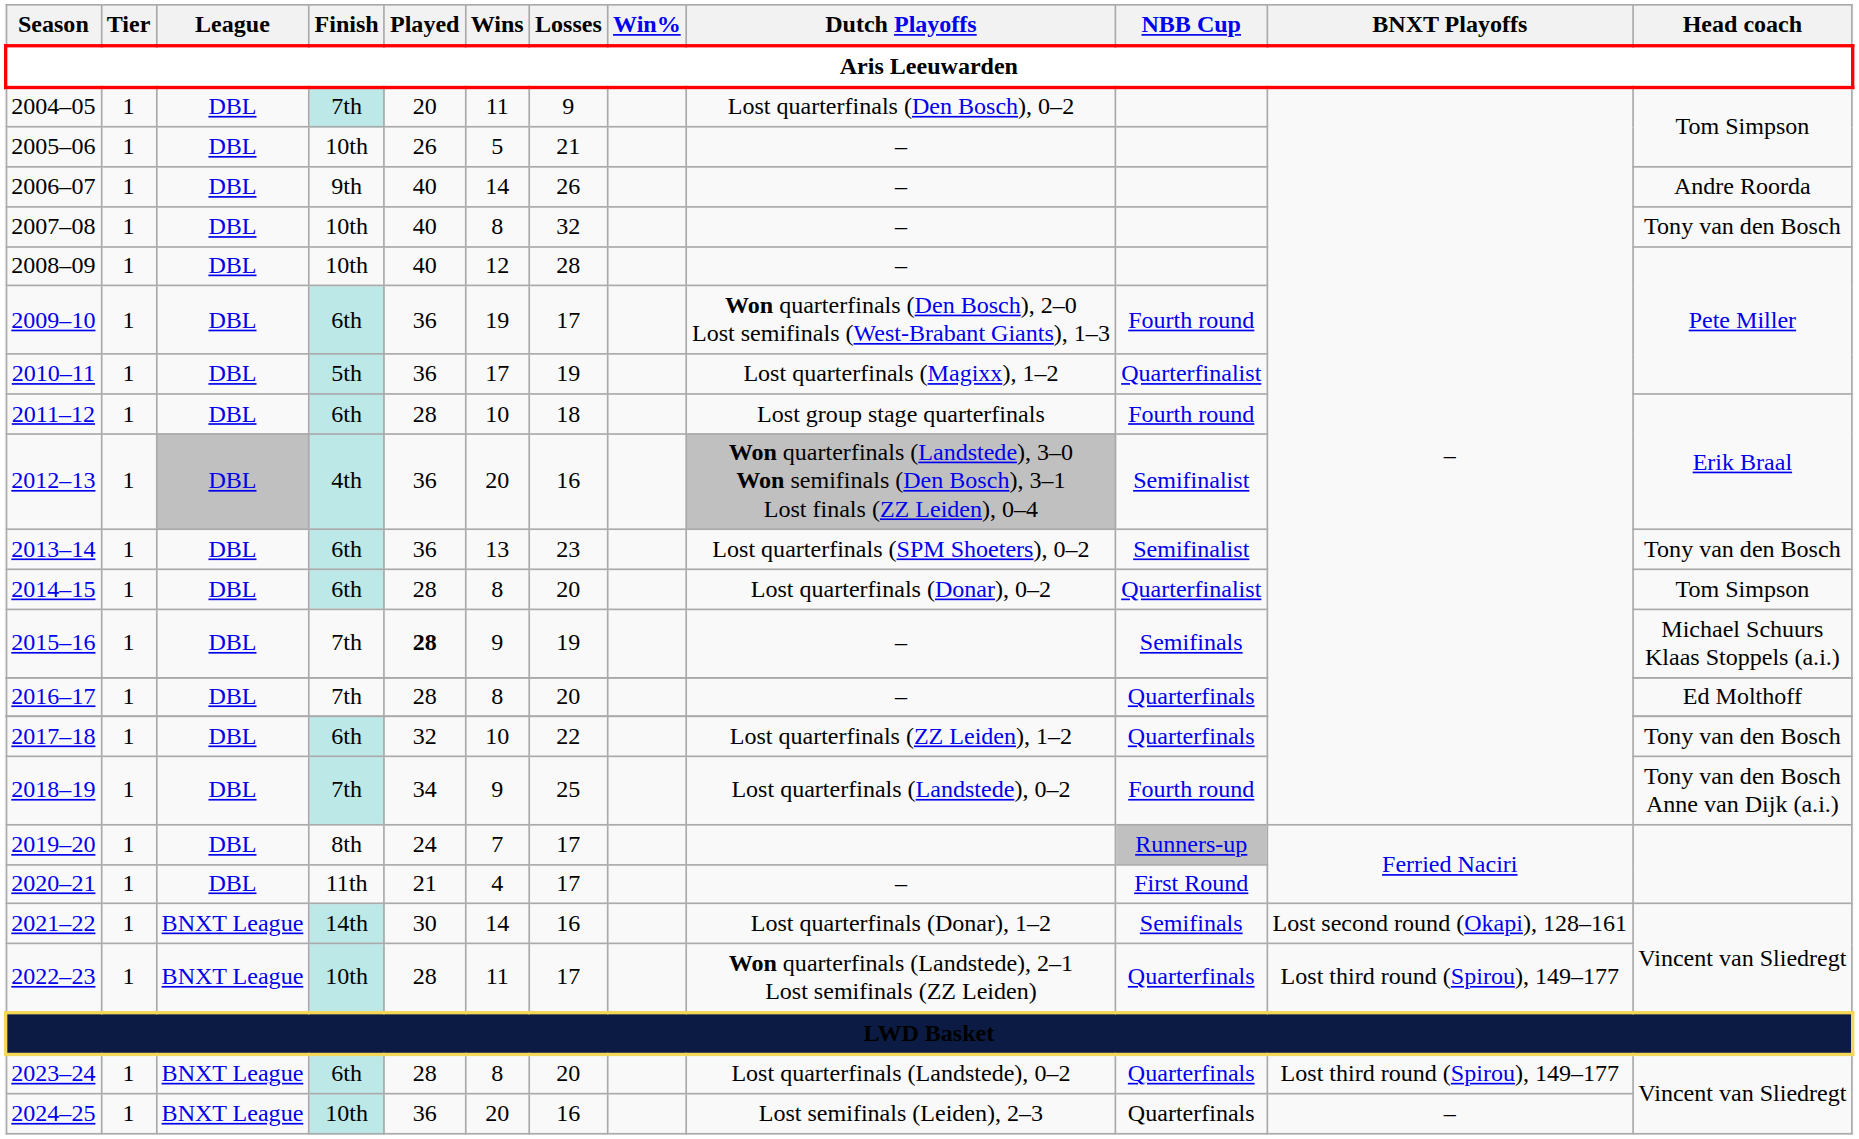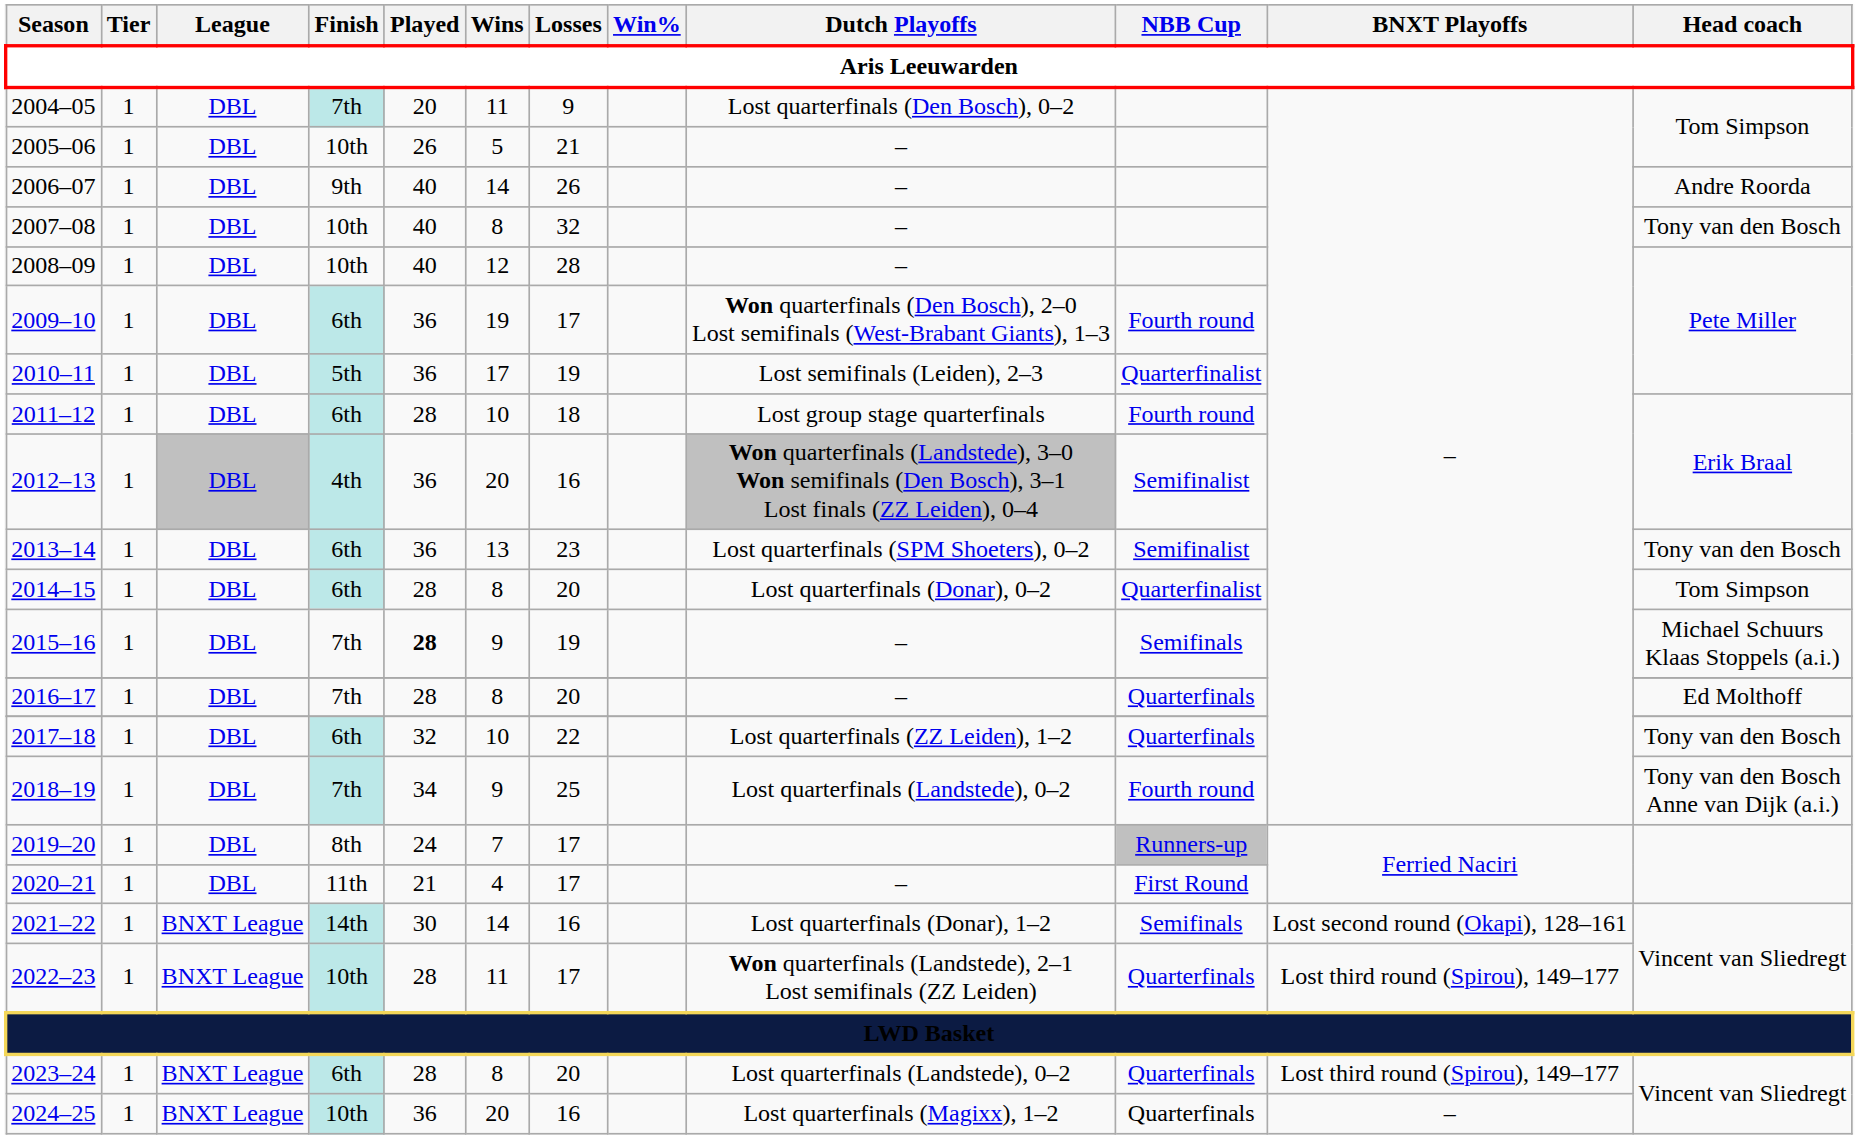(901, 373) Lost quarterfinals (Magixx), 1–2 -> (901, 373) Lost semifinals (Leiden), 2–3
(901, 1113) Lost semifinals (Leiden), 2–3 -> (901, 1113) Lost quarterfinals (Magixx), 1–2
